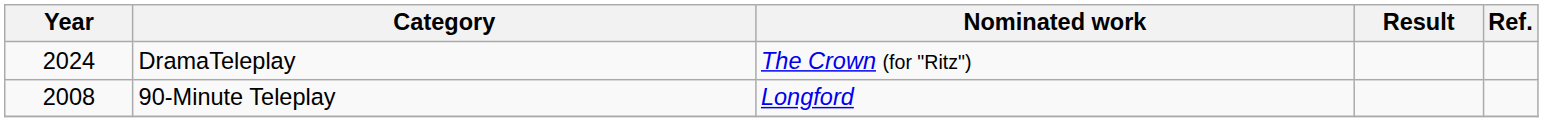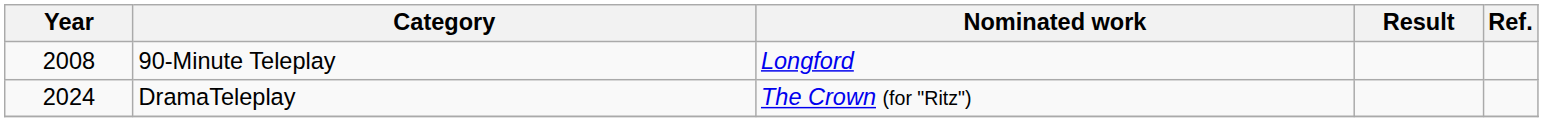rows swapped: (237, 97) <-> (217, 60)
